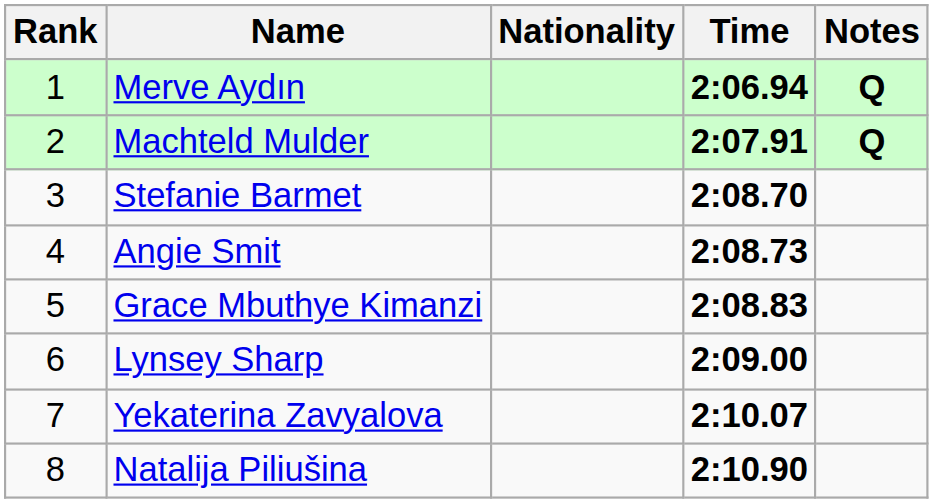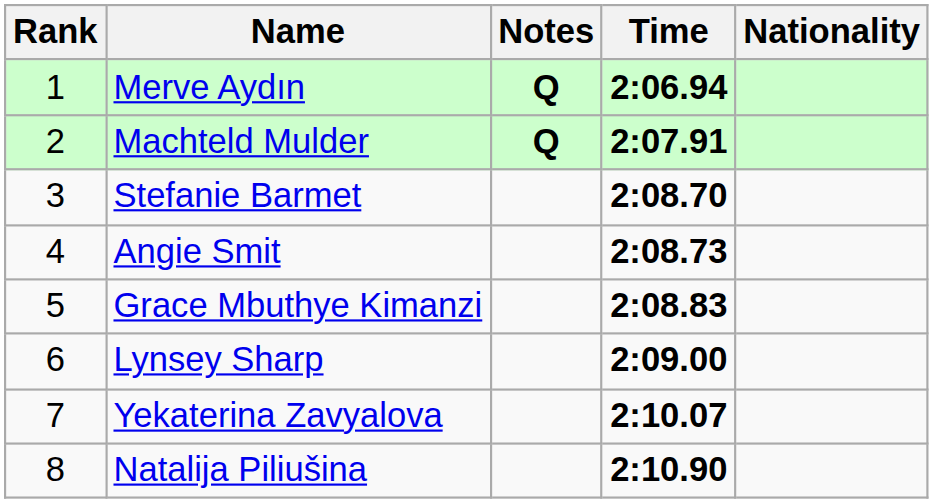columns swapped: (587, 31) <-> (872, 31)
